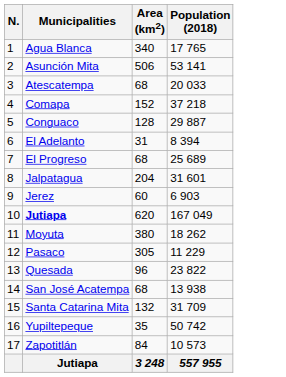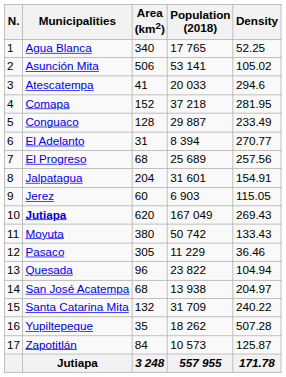+ column: (257, 21)
(141, 85) 68 -> (141, 85) 41
(188, 233) 18 262 -> (188, 233) 50 742
(188, 326) 50 742 -> (188, 326) 18 262
